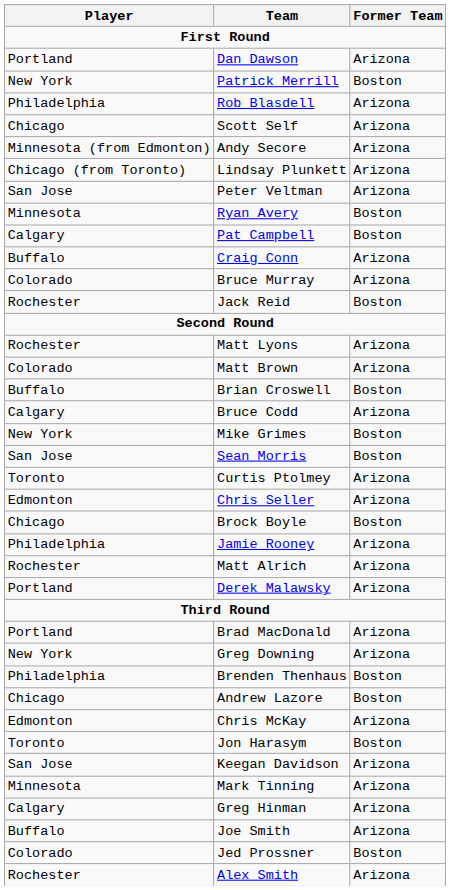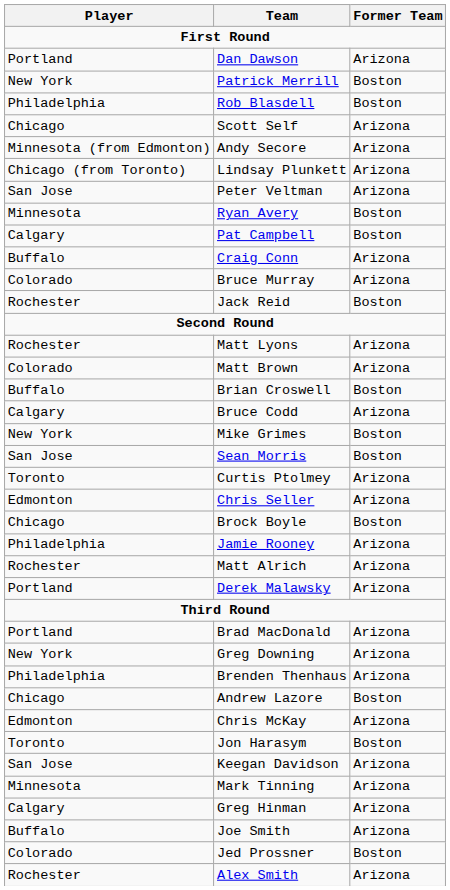(382, 104) Arizona -> (378, 104) Boston
(378, 677) Boston -> (382, 677) Arizona
